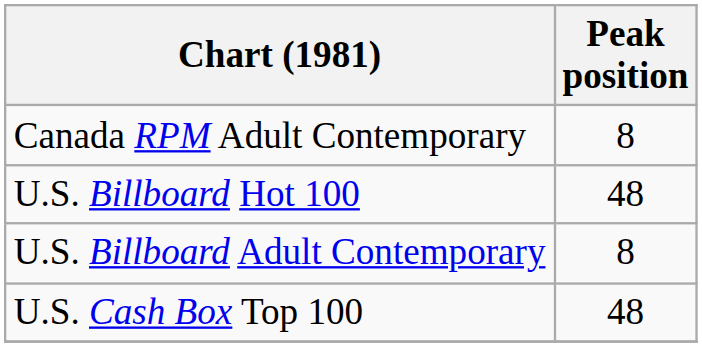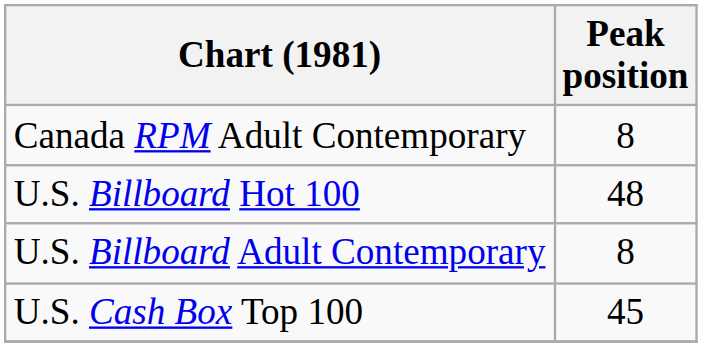(626, 311) 48 -> (626, 311) 45
